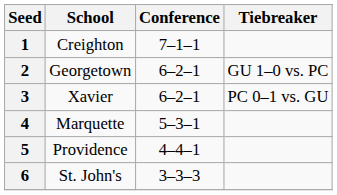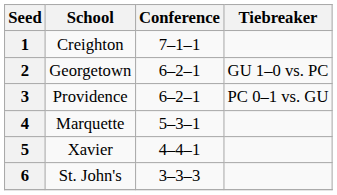(90, 96) Xavier -> (90, 96) Providence
(90, 149) Providence -> (90, 149) Xavier
